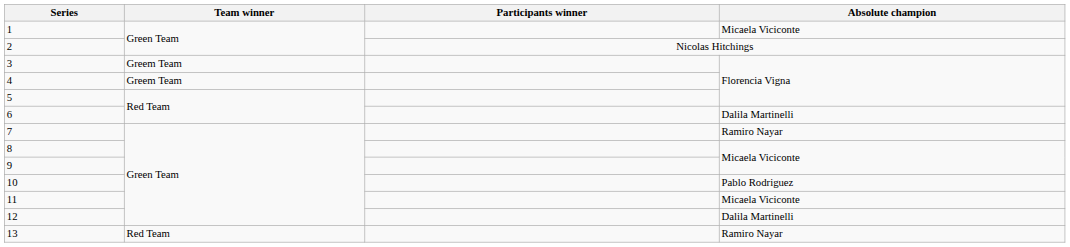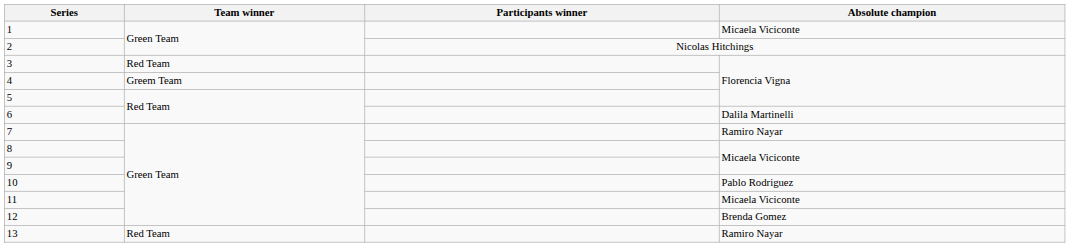(154, 64) Greem Team -> (148, 64) Red Team
(757, 217) Dalila Martinelli -> (754, 217) Brenda Gomez
